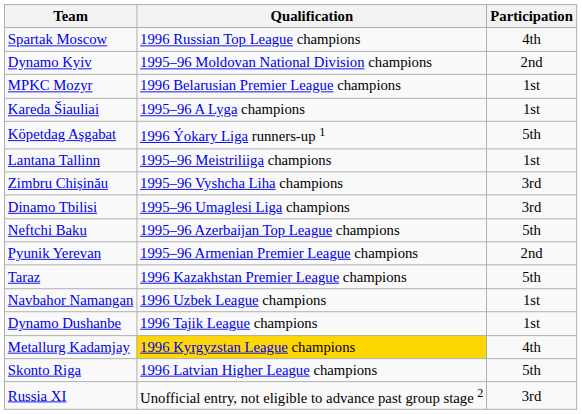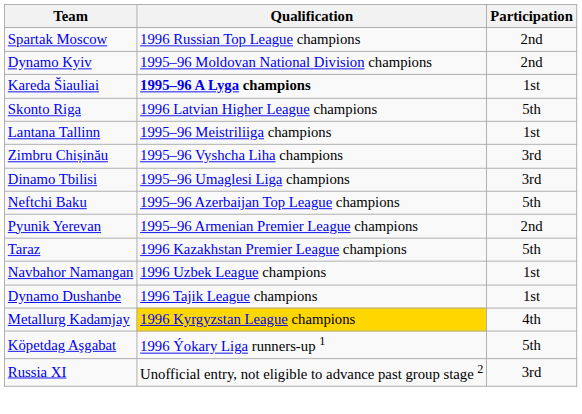(532, 39) 4th -> (532, 39) 2nd
- row: (50, 86)
(223, 109) normal -> (225, 86) bold
rows swapped: (44, 370) <-> (62, 134)
